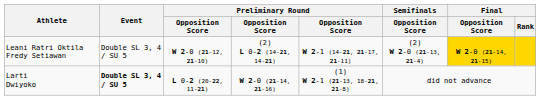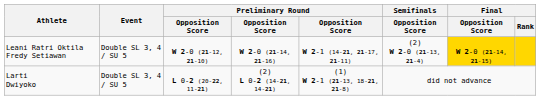(265, 51) (2) L 0-2 (14-21, 14-21) -> (265, 55) W 2-0 (21-14, 21-16)
(131, 80) bold -> (131, 80) normal
(265, 84) W 2-0 (21-14, 21-16) -> (265, 80) (2) L 0-2 (14-21, 14-21)
